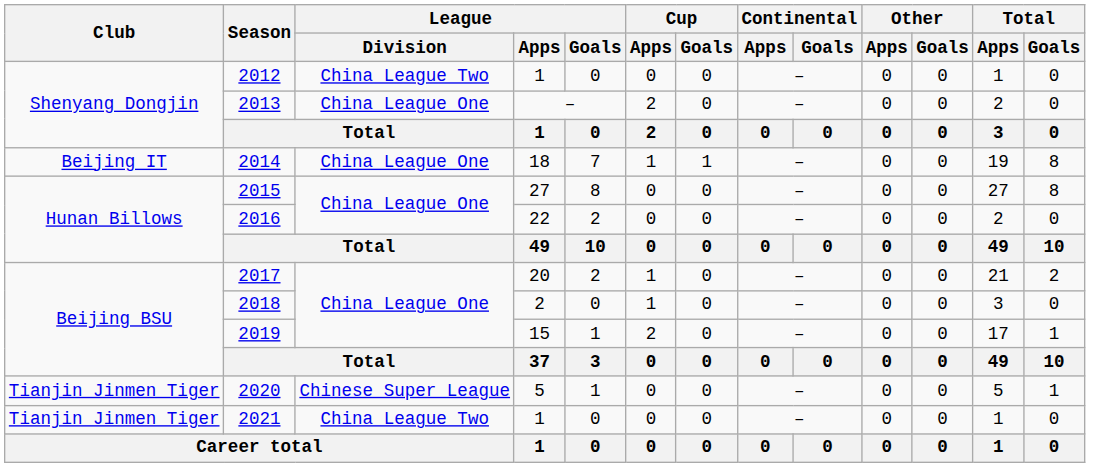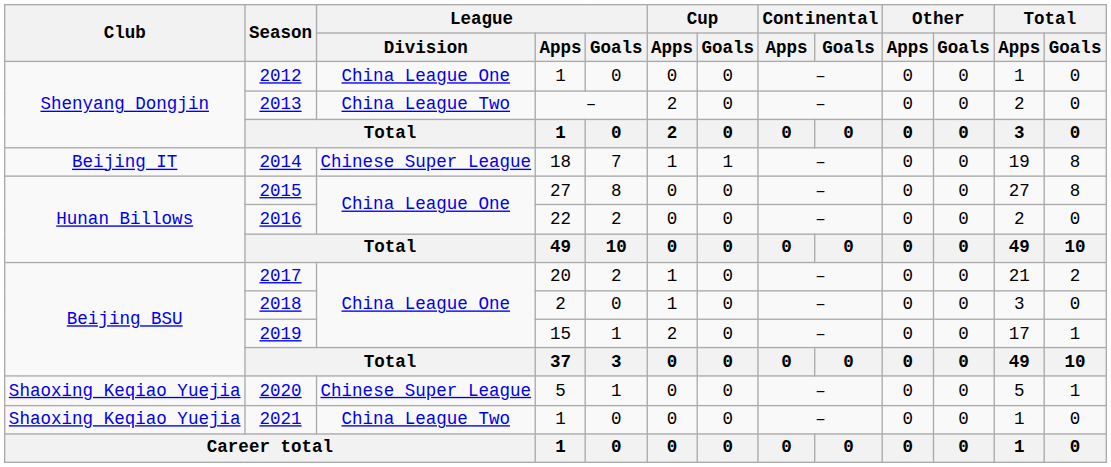(405, 76) China League Two -> (426, 76) China League One
(405, 105) China League One -> (426, 105) China League Two
(405, 162) China League One -> (426, 162) Chinese Super League
(114, 391) Tianjin Jinmen Tiger -> (125, 391) Shaoxing Keqiao Yuejia
(114, 419) Tianjin Jinmen Tiger -> (125, 419) Shaoxing Keqiao Yuejia
